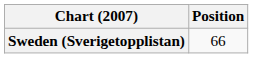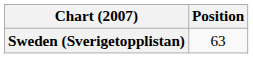(218, 40) 66 -> (218, 40) 63
